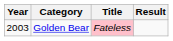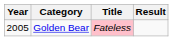(18, 28) 2003 -> (18, 28) 2005
